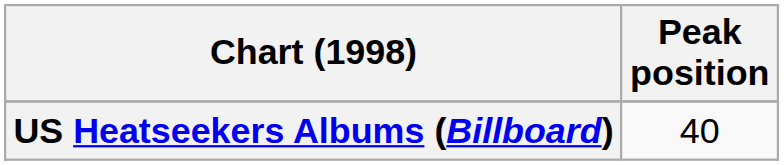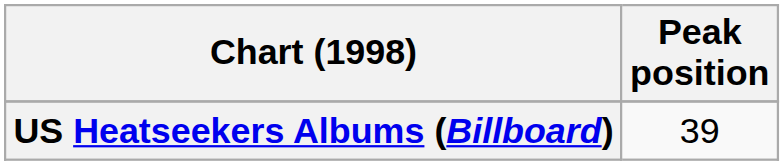(700, 130) 40 -> (700, 130) 39
